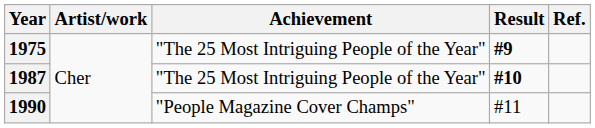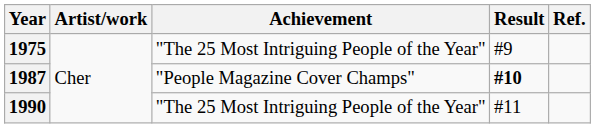(503, 48) bold -> (503, 48) normal
(321, 78) "The 25 Most Intriguing People of the Year" -> (285, 78) "People Magazine Cover Champs"
(285, 107) "People Magazine Cover Champs" -> (321, 107) "The 25 Most Intriguing People of the Year"
